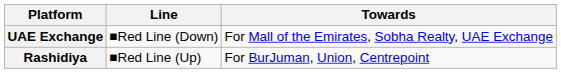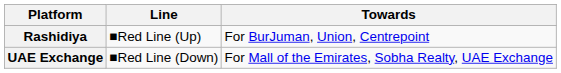rows swapped: (55, 57) <-> (55, 36)
